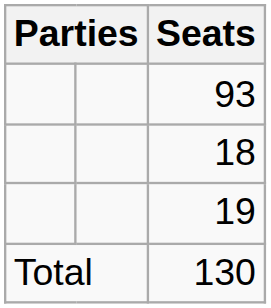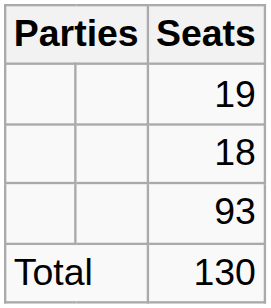rows swapped: (235, 93) <-> (235, 212)
